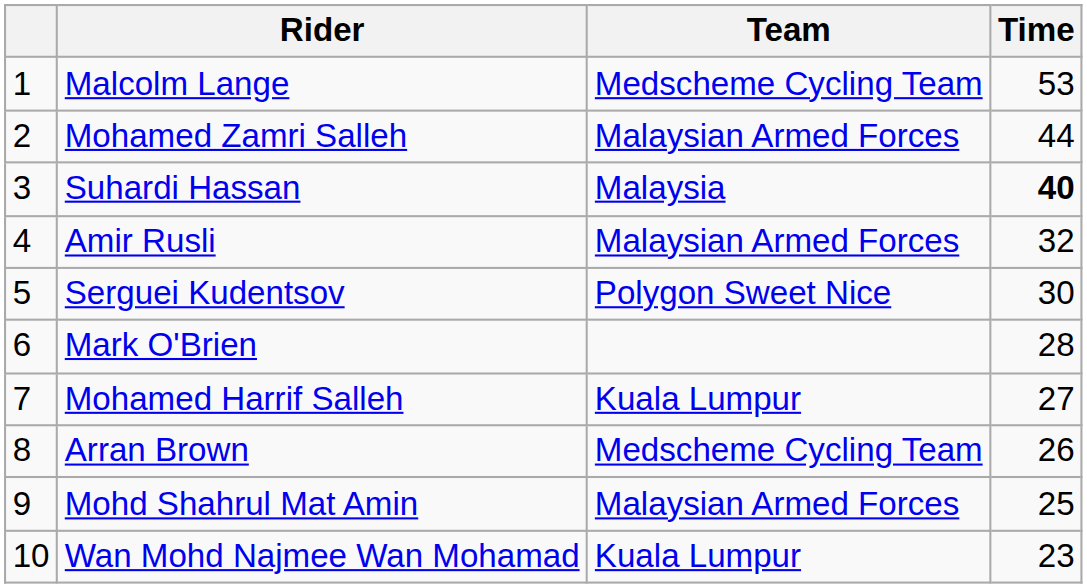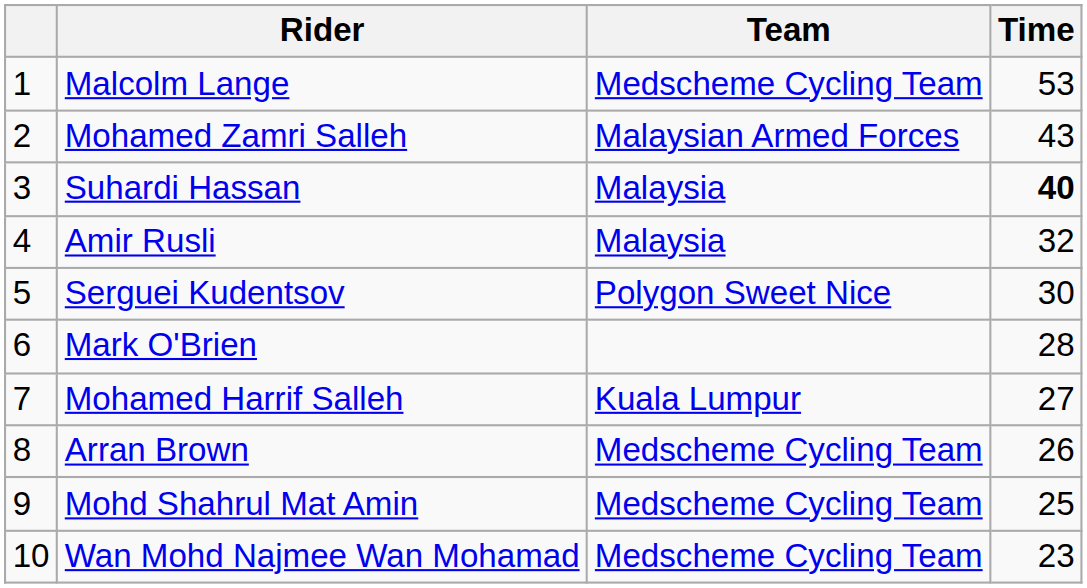(1056, 135) 44 -> (1056, 135) 43
(777, 240) Malaysian Armed Forces -> (660, 240) Malaysia
(777, 503) Malaysian Armed Forces -> (789, 503) Medscheme Cycling Team
(698, 556) Kuala Lumpur -> (789, 556) Medscheme Cycling Team
